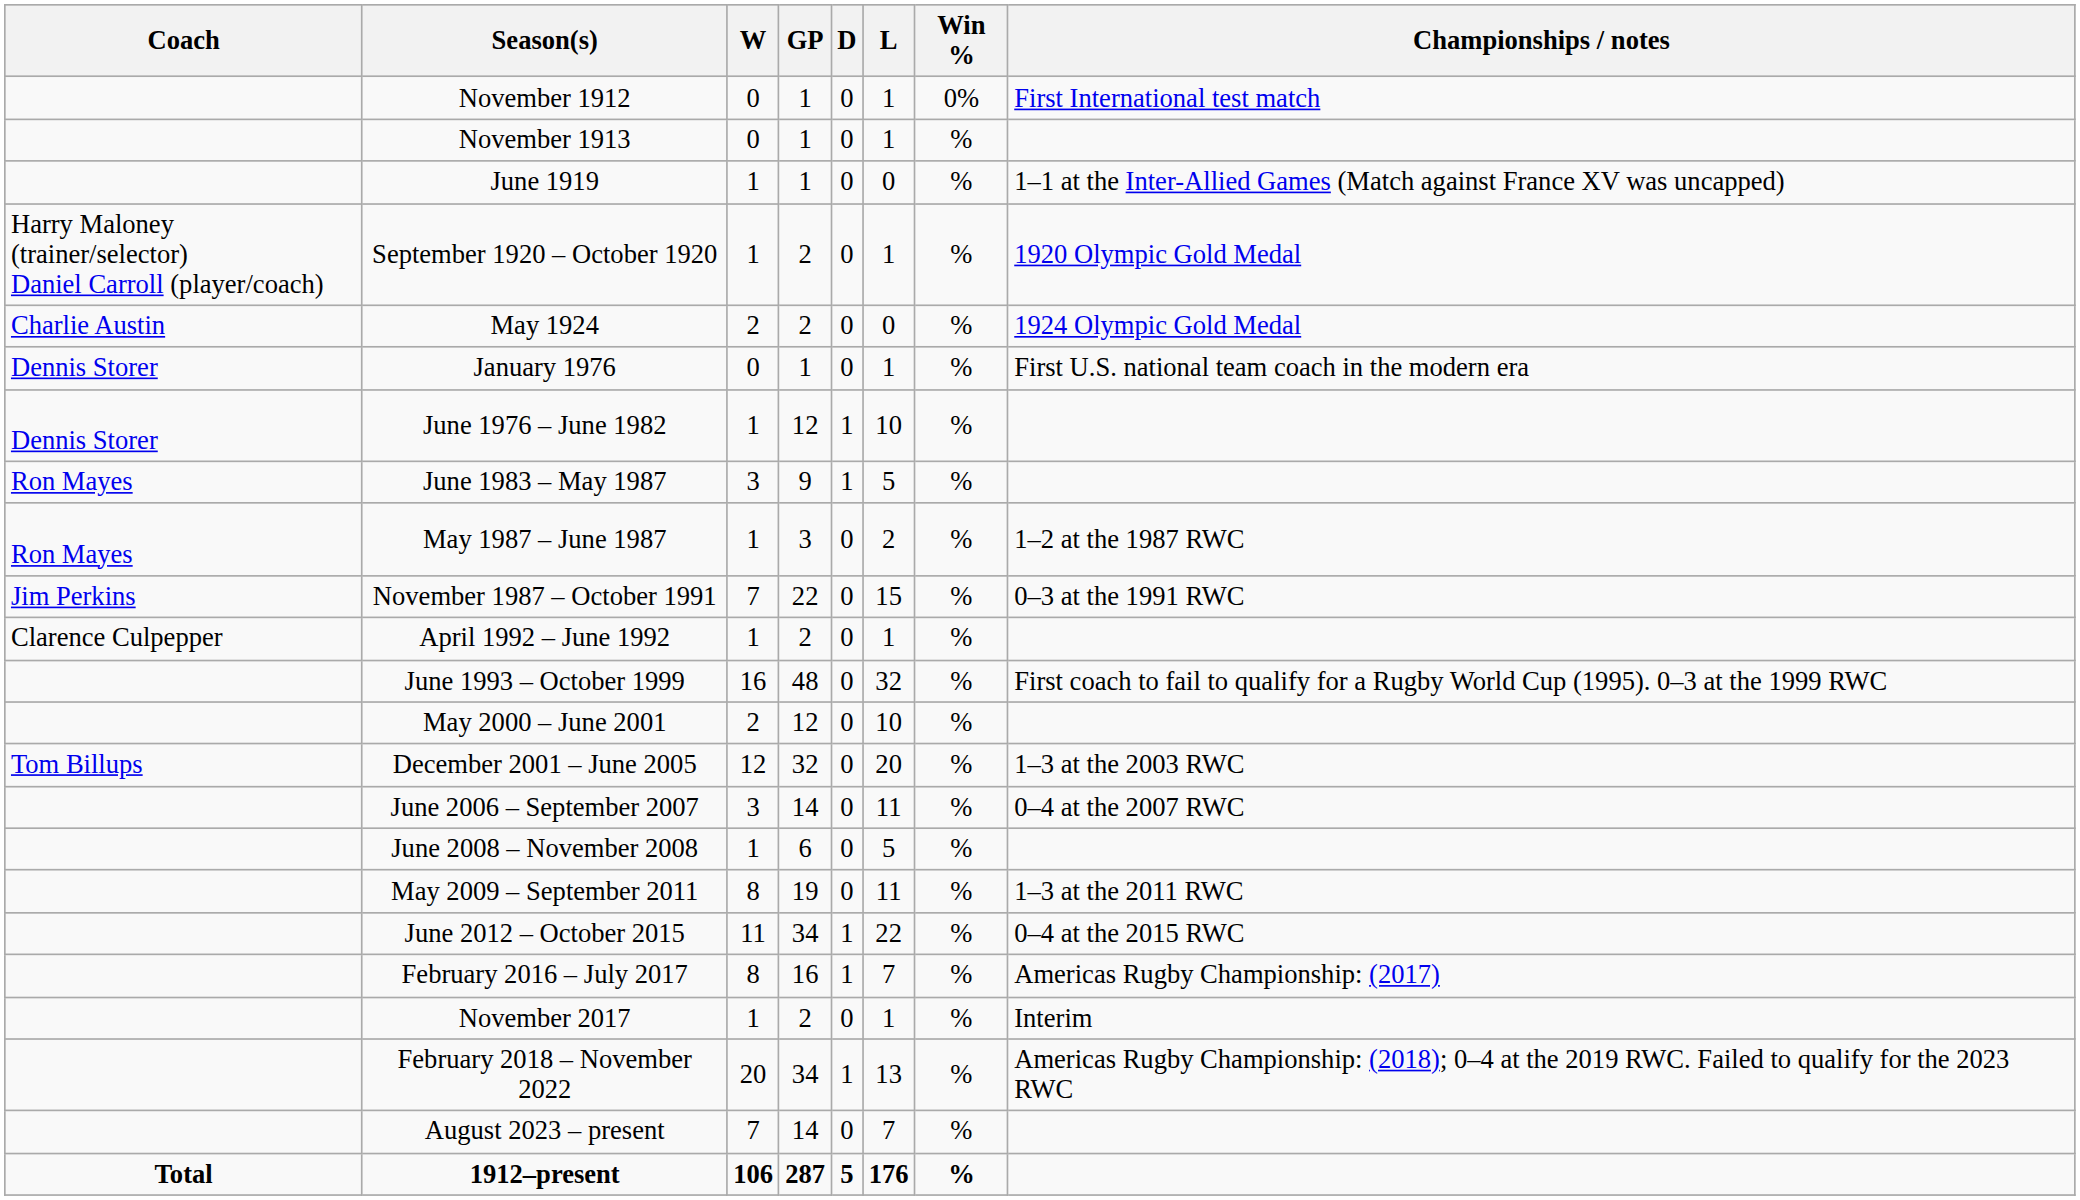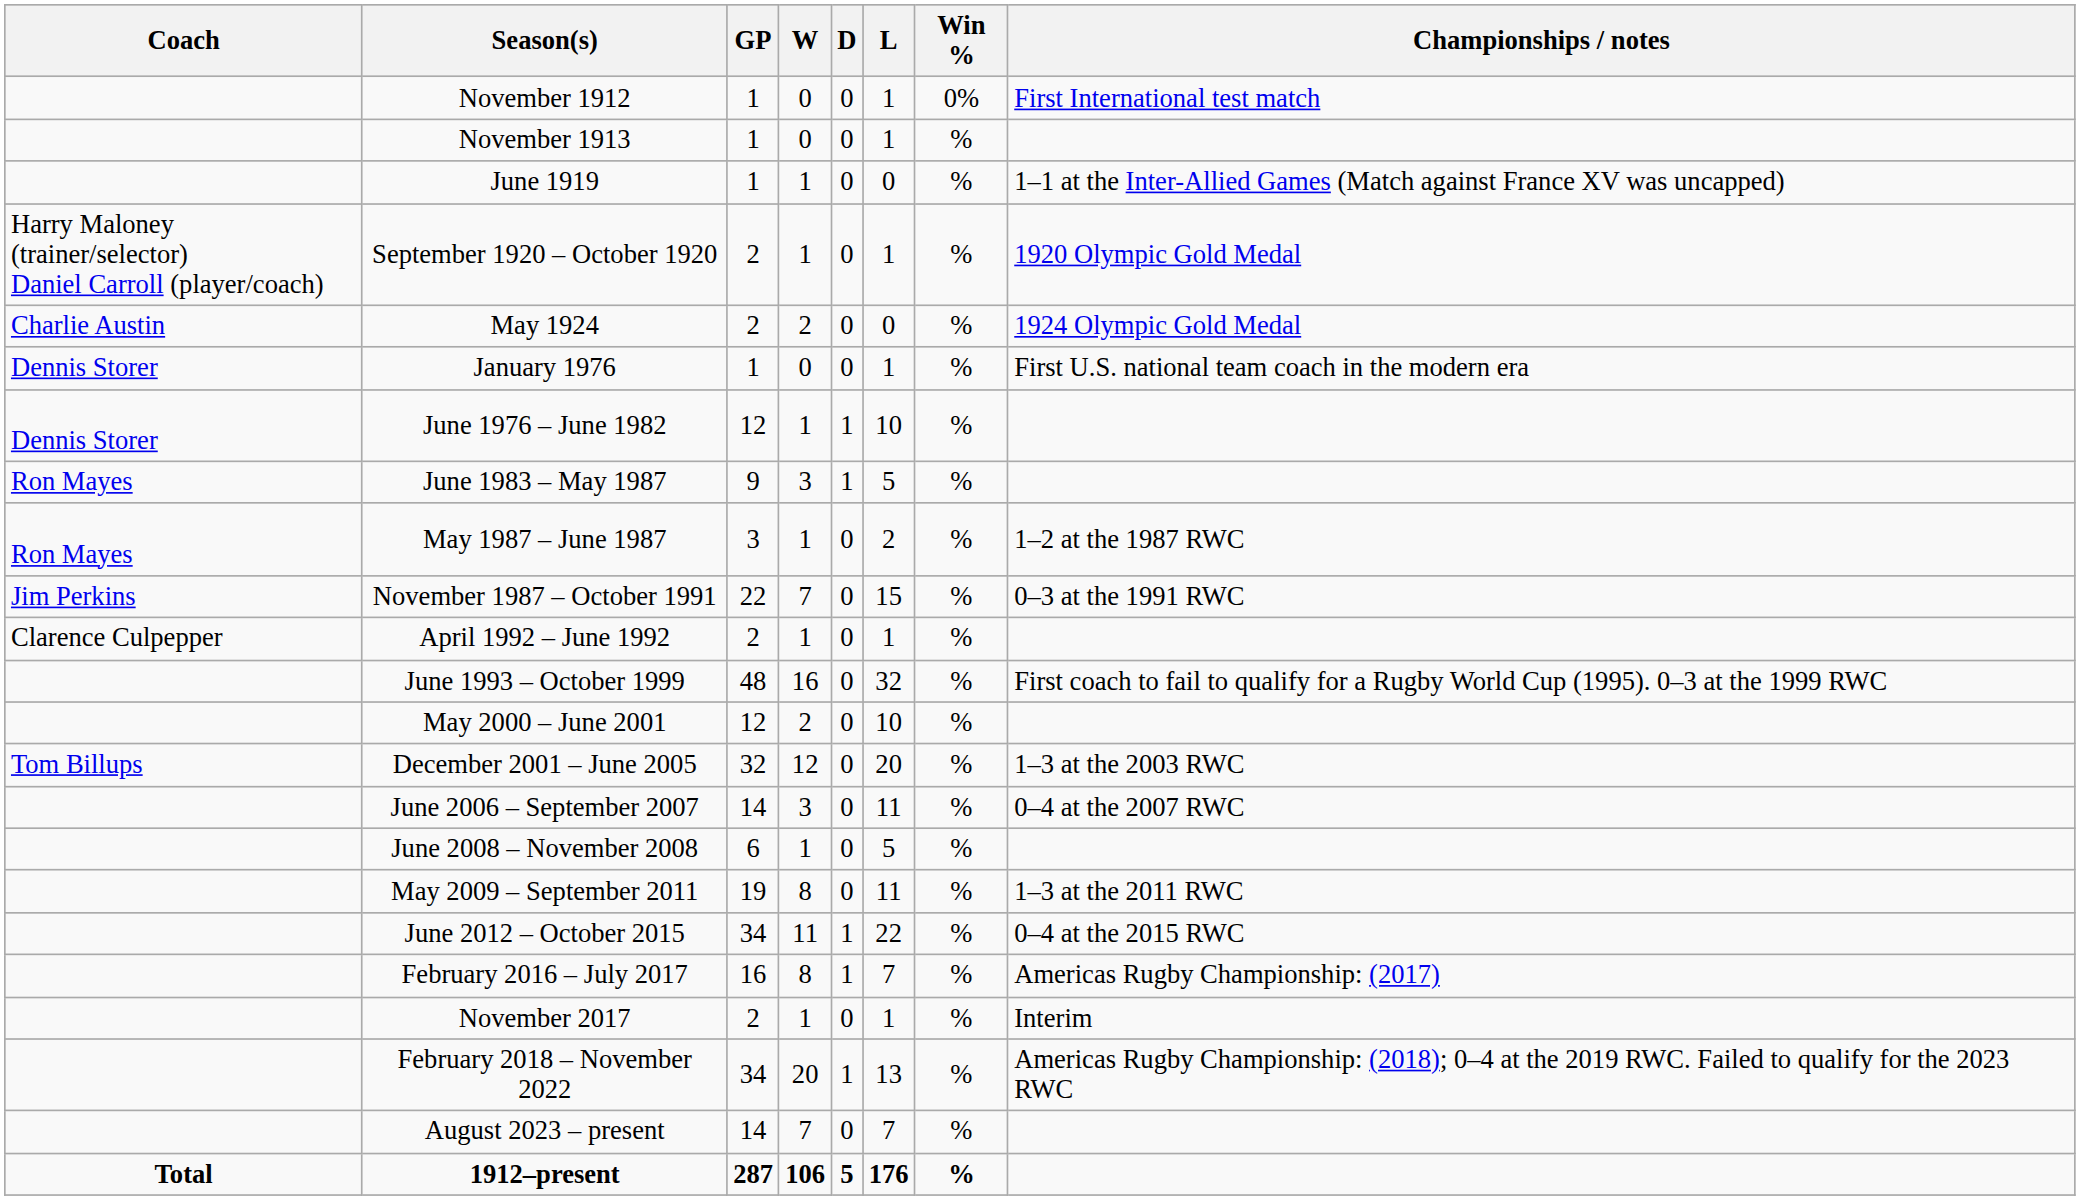columns swapped: (805, 40) <-> (753, 40)
